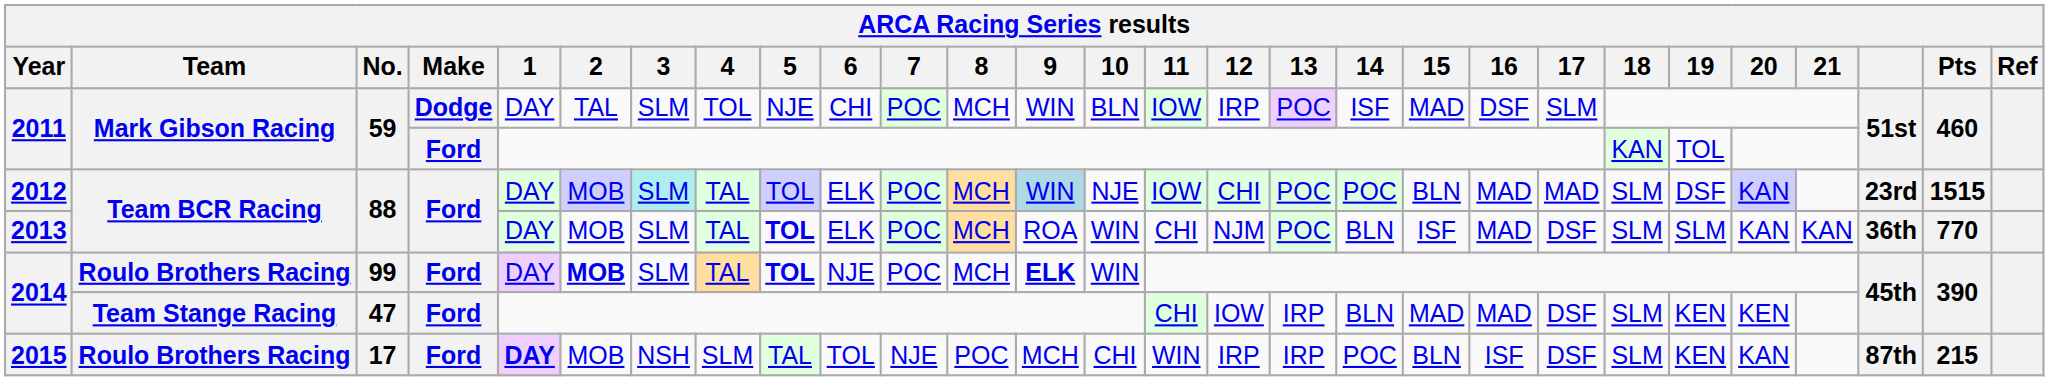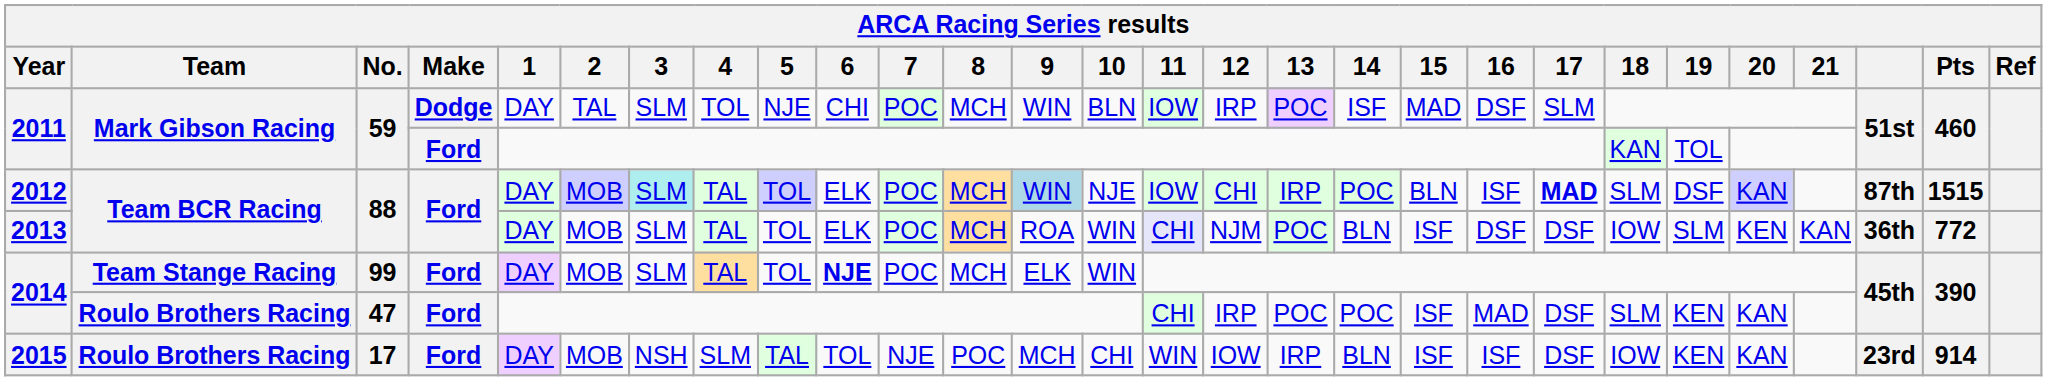(1304, 190) POC -> (1300, 190) IRP
(1504, 190) MAD -> (1501, 190) ISF
(1572, 190) normal -> (1569, 190) bold
(1891, 190) 23rd -> (1889, 190) 87th
(790, 231) bold -> (787, 231) normal
(1176, 231) no background -> (1173, 231) lavender background
(1504, 231) MAD -> (1501, 231) DSF
(1637, 231) SLM -> (1635, 231) IOW
(1764, 231) KAN -> (1762, 231) KEN
(1957, 231) 770 -> (1956, 231) 772
(215, 272) Roulo Brothers Racing -> (215, 272) Team Stange Racing
(596, 272) bold -> (594, 272) normal
(790, 272) bold -> (787, 272) normal
(851, 272) normal -> (847, 272) bold
(1050, 272) bold -> (1047, 272) normal
(215, 314) Team Stange Racing -> (215, 314) Roulo Brothers Racing
(1239, 314) IOW -> (1236, 314) IRP
(1304, 314) IRP -> (1300, 314) POC
(1370, 314) BLN -> (1367, 314) POC
(1437, 314) MAD -> (1433, 314) ISF
(1764, 314) KEN -> (1762, 314) KAN
(530, 355) bold -> (529, 355) normal
(1239, 355) IRP -> (1236, 355) IOW
(1370, 355) POC -> (1367, 355) BLN
(1437, 355) BLN -> (1433, 355) ISF
(1637, 355) SLM -> (1635, 355) IOW
(1891, 355) 87th -> (1889, 355) 23rd
(1957, 355) 215 -> (1956, 355) 914
